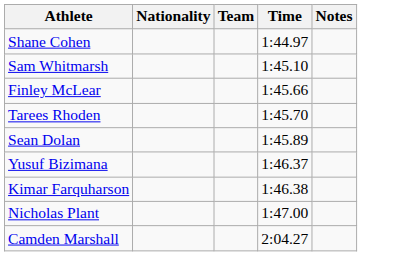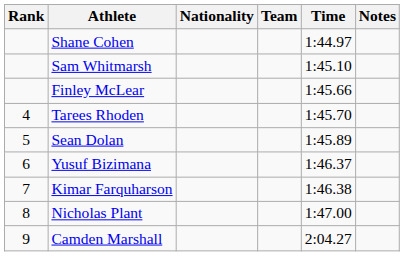+ column: (26, 16)
